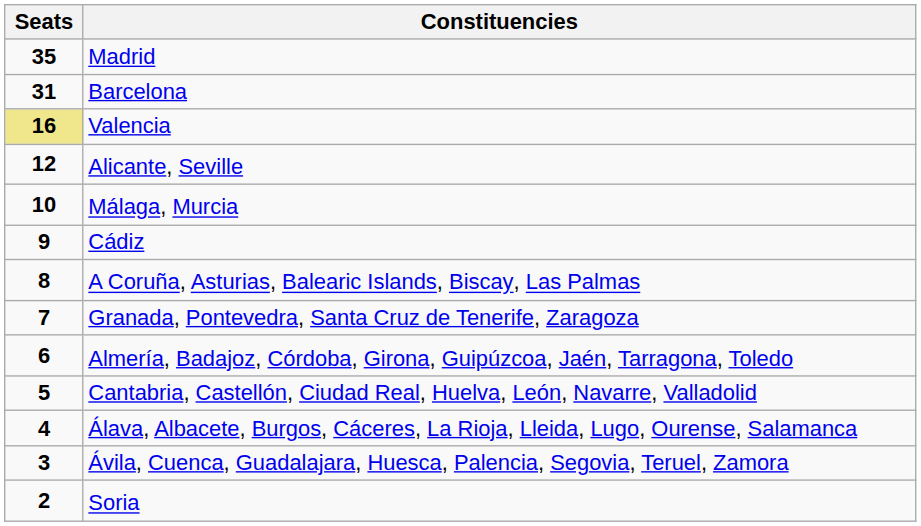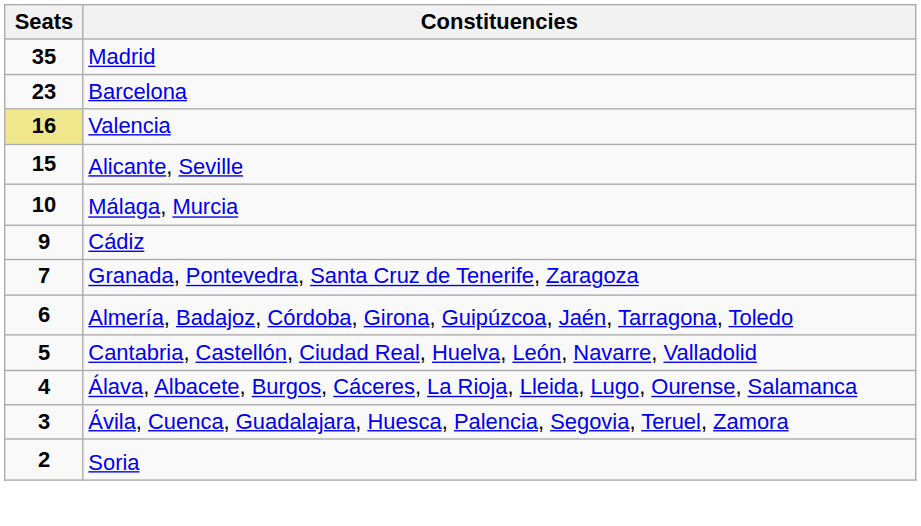(44, 91) 31 -> (44, 91) 23
(44, 163) 12 -> (44, 163) 15
- row: (364, 283)
